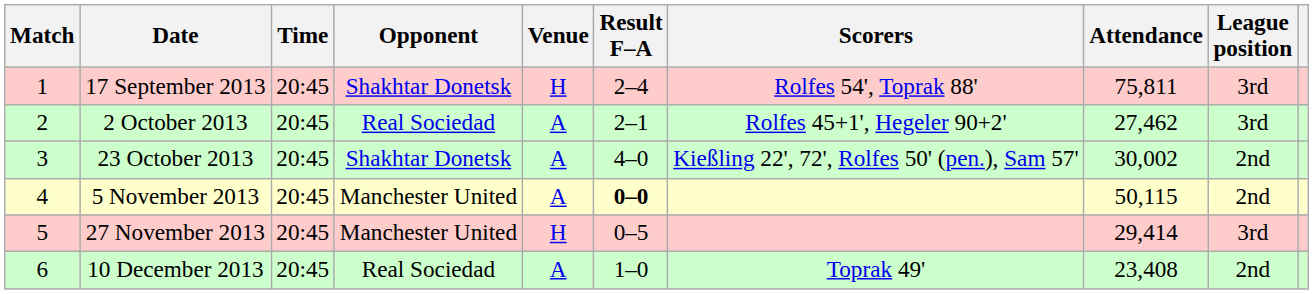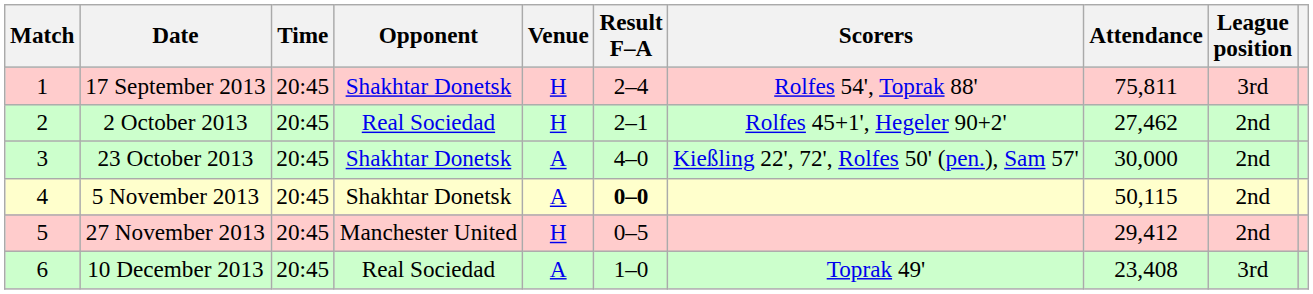(558, 122) A -> (558, 122) H
(1253, 122) 3rd -> (1253, 122) 2nd
(1146, 159) 30,002 -> (1146, 159) 30,000
(428, 196) Manchester United -> (428, 196) Shakhtar Donetsk
(1146, 232) 29,414 -> (1146, 232) 29,412
(1253, 232) 3rd -> (1253, 232) 2nd
(1253, 269) 2nd -> (1253, 269) 3rd
